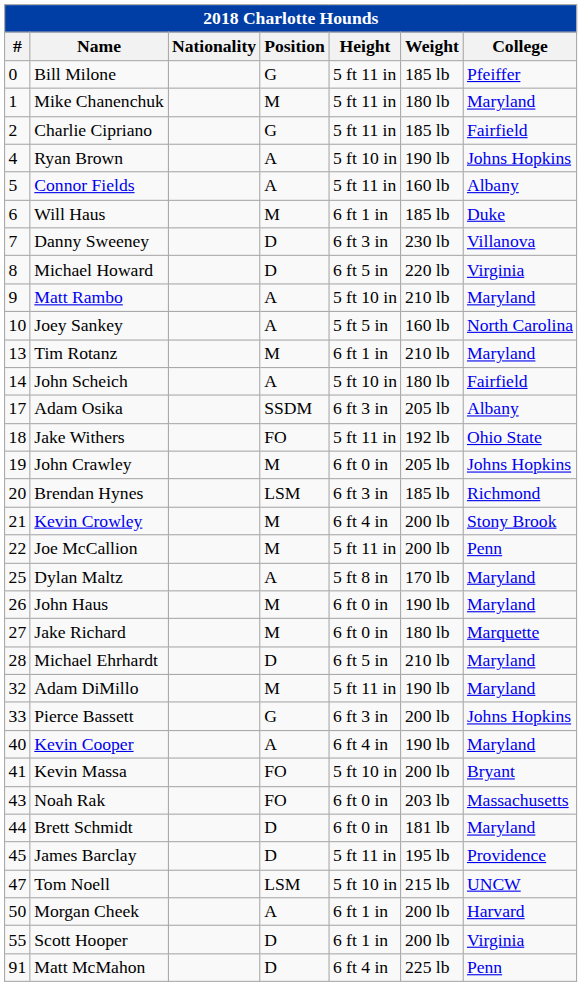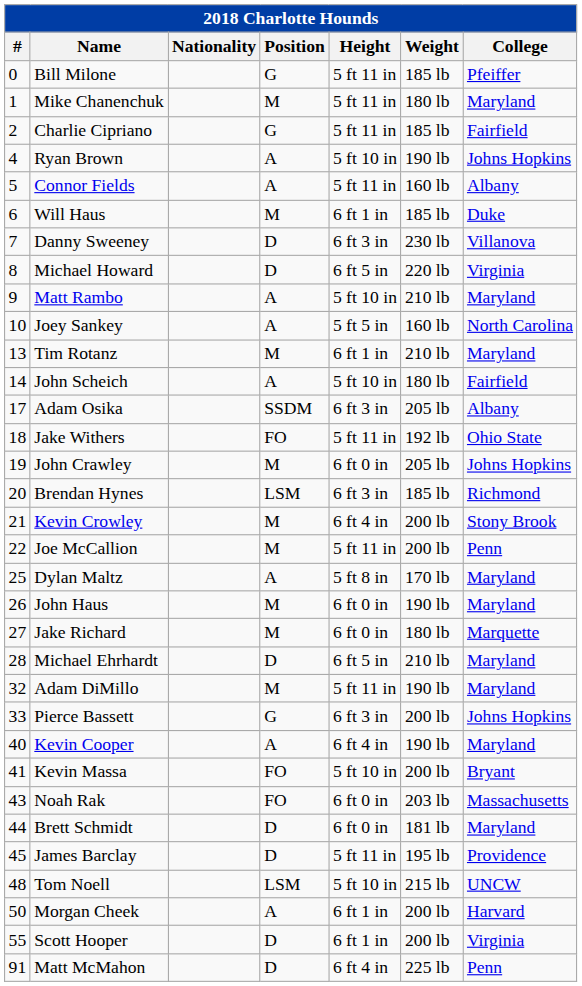(17, 883) 47 -> (17, 883) 48
